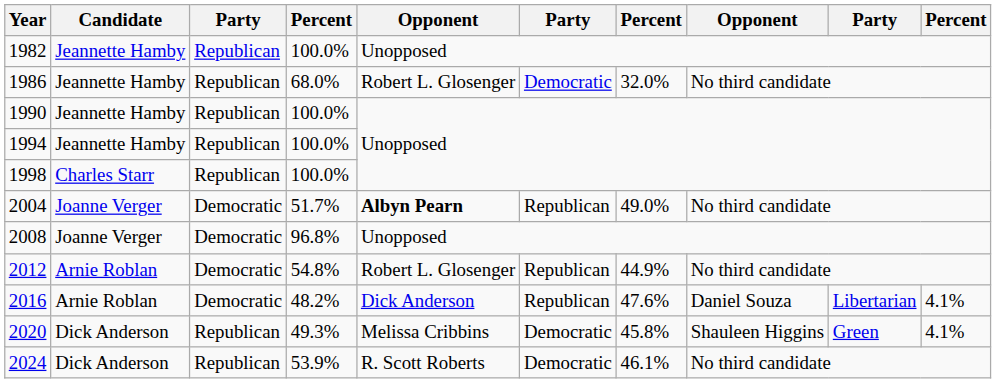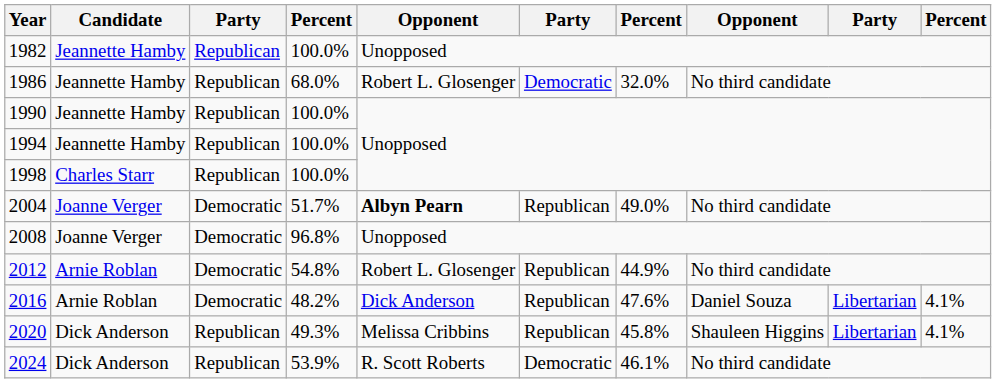(568, 330) Democratic -> (567, 330) Republican
(856, 330) Green -> (875, 330) Libertarian
